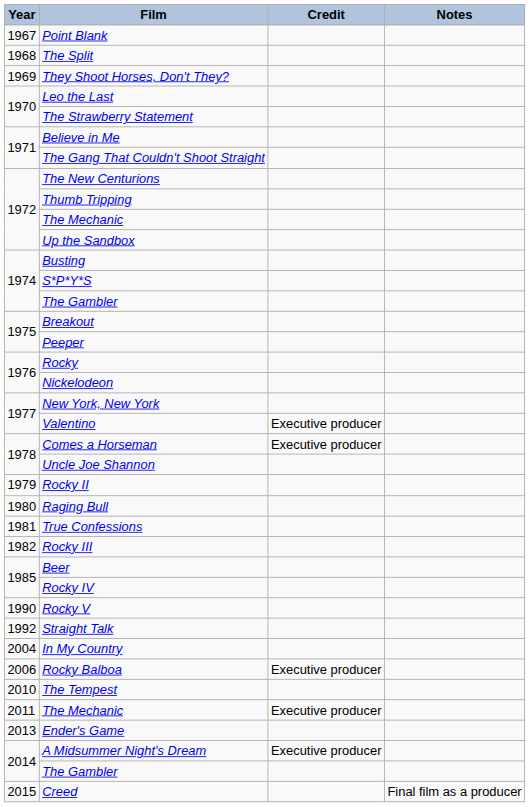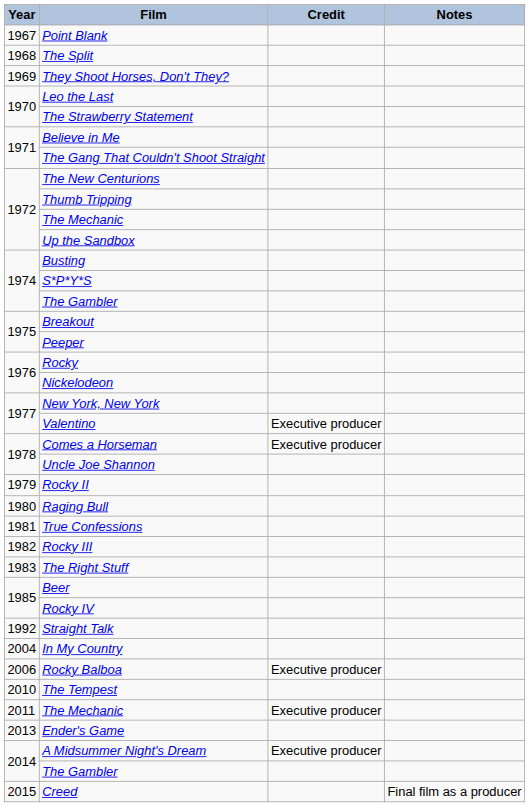+ row: (22, 567)
- row: (22, 608)
